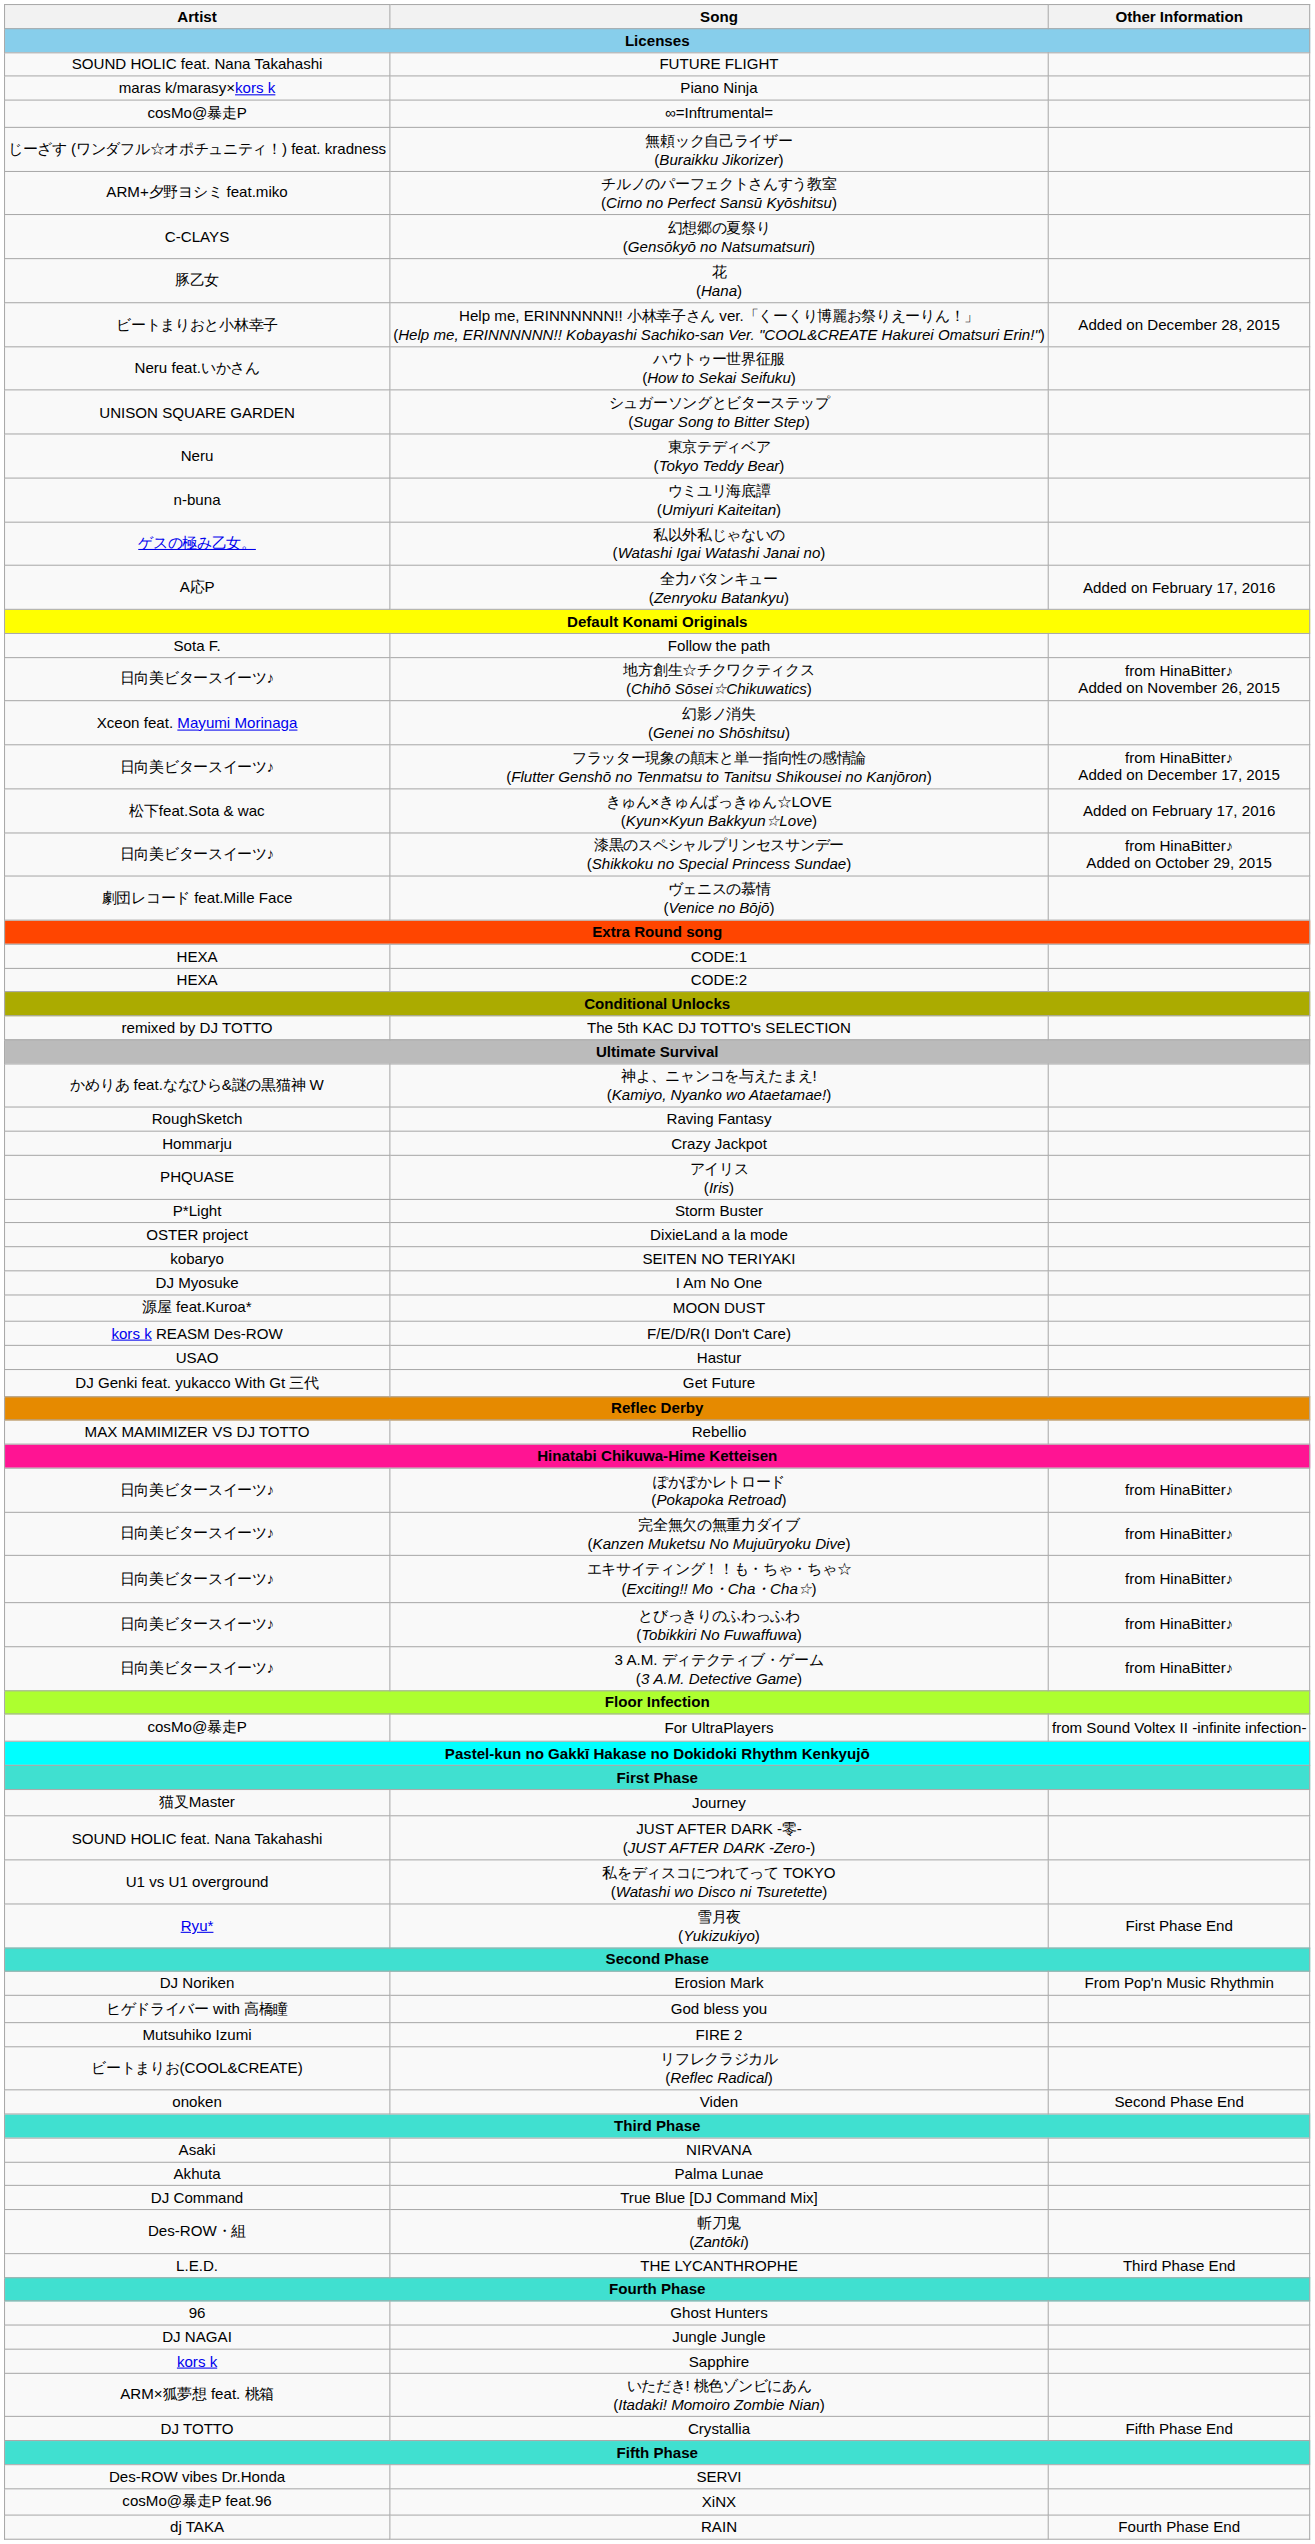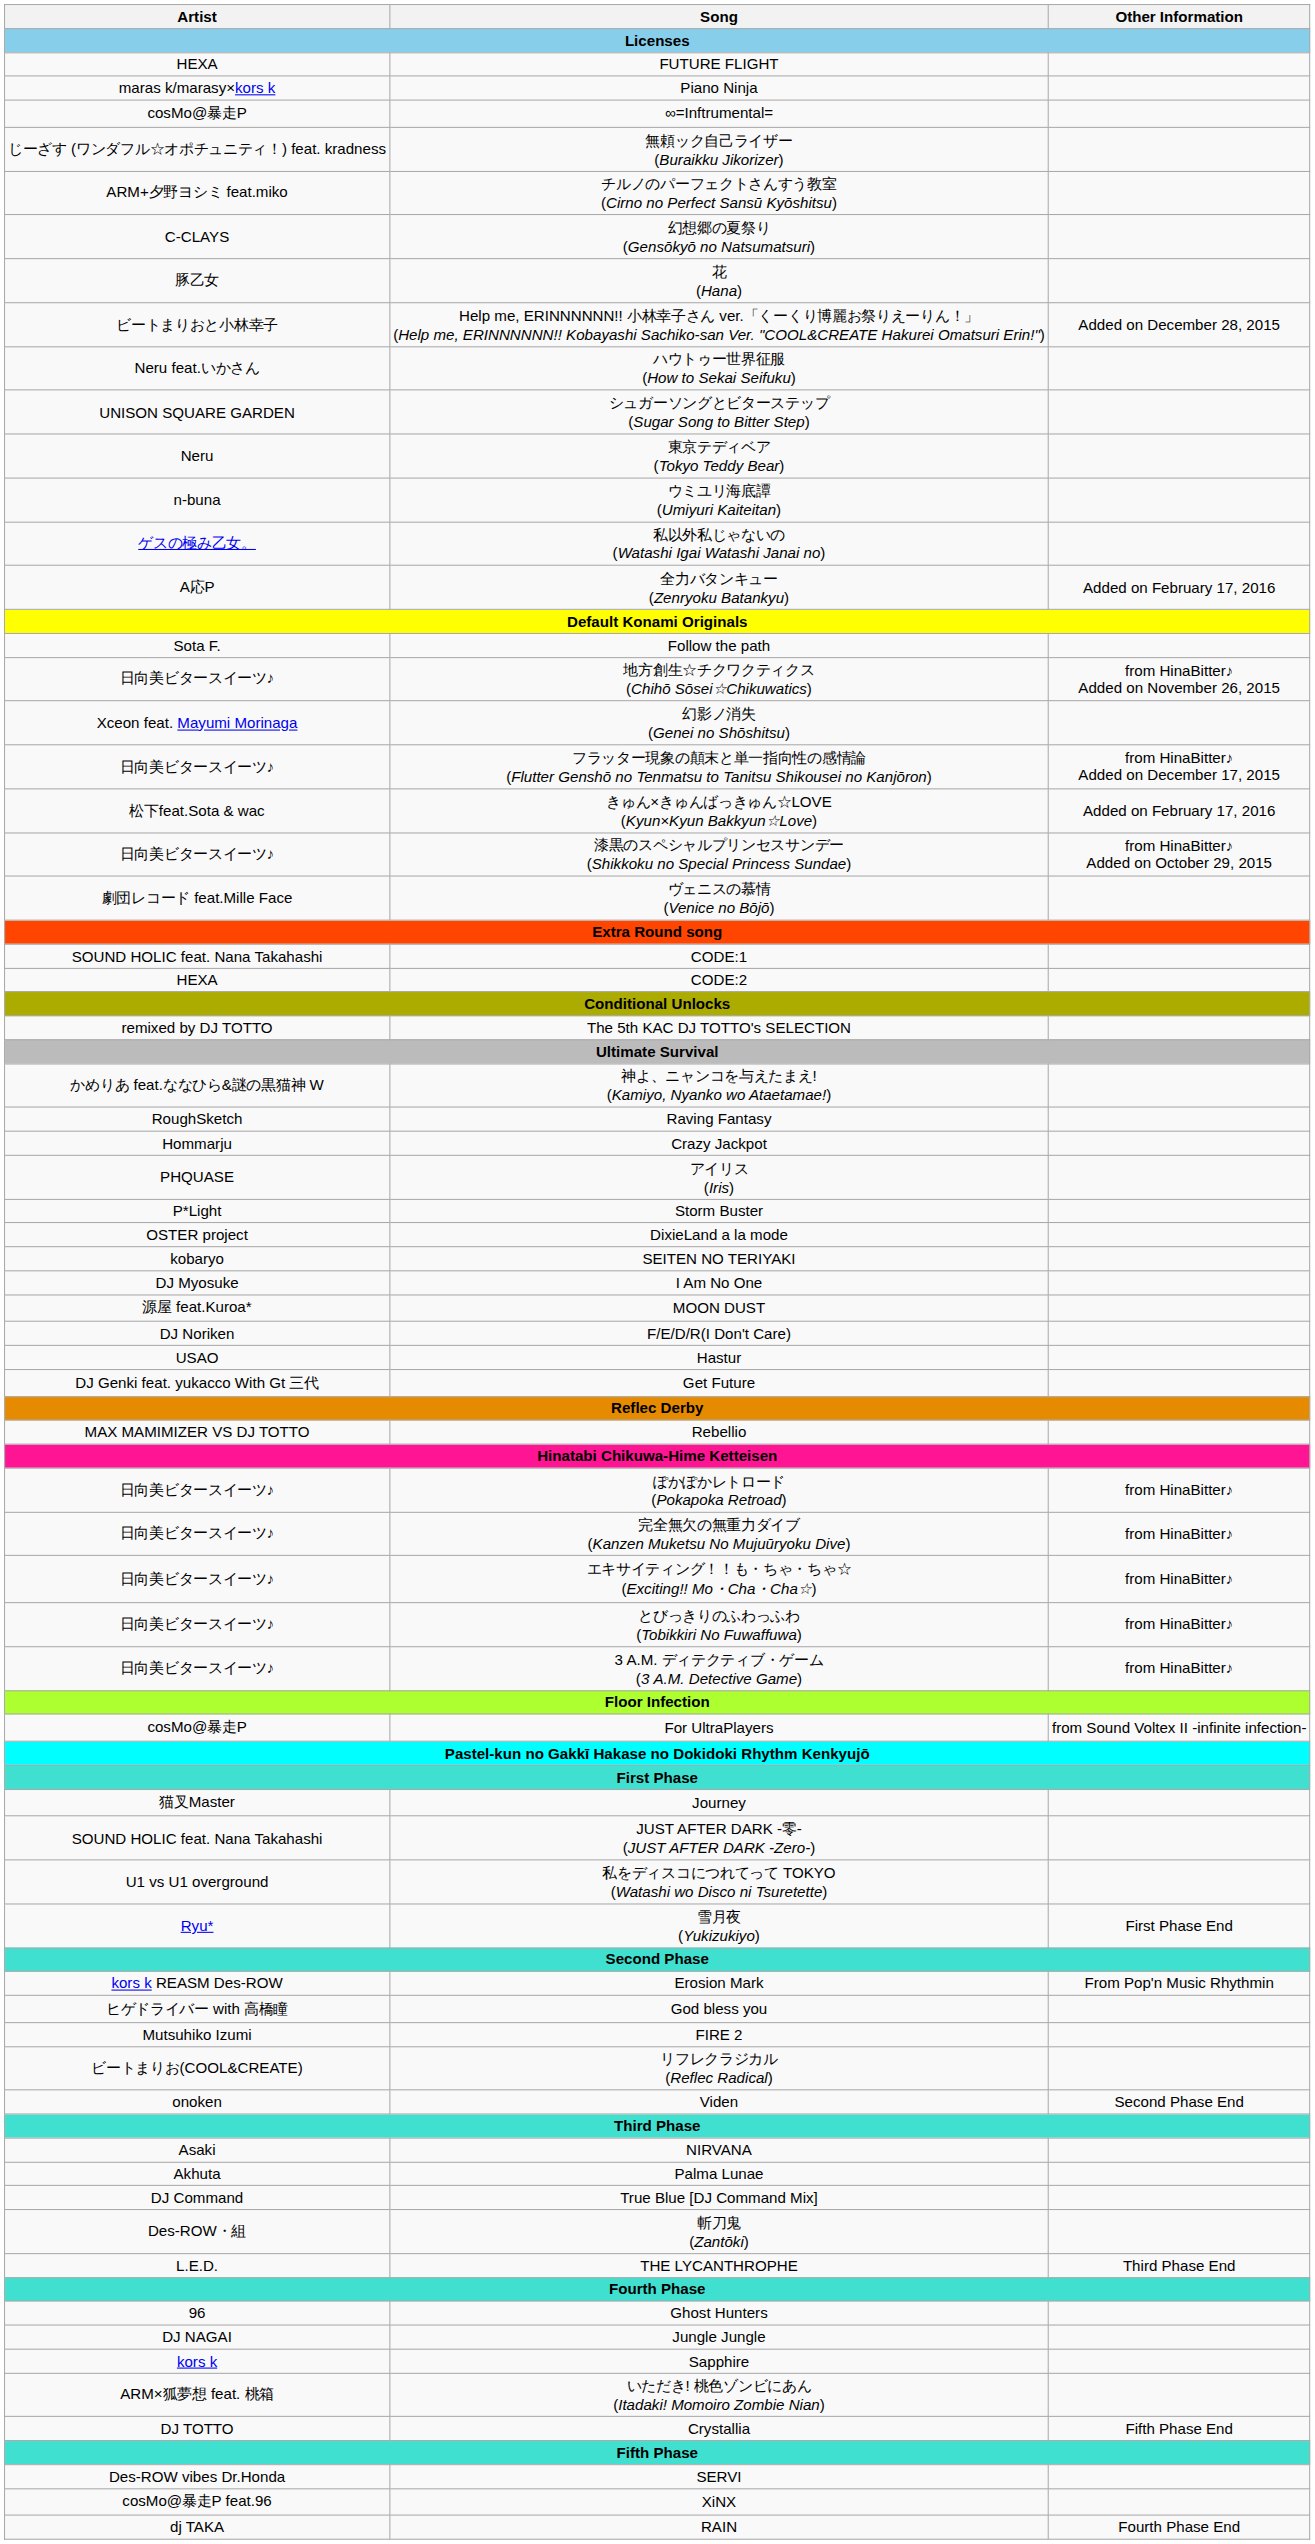(197, 65) SOUND HOLIC feat. Nana Takahashi -> (197, 65) HEXA
(197, 956) HEXA -> (197, 956) SOUND HOLIC feat. Nana Takahashi
(197, 1334) kors k REASM Des-ROW -> (197, 1334) DJ Noriken
(197, 1984) DJ Noriken -> (197, 1984) kors k REASM Des-ROW
